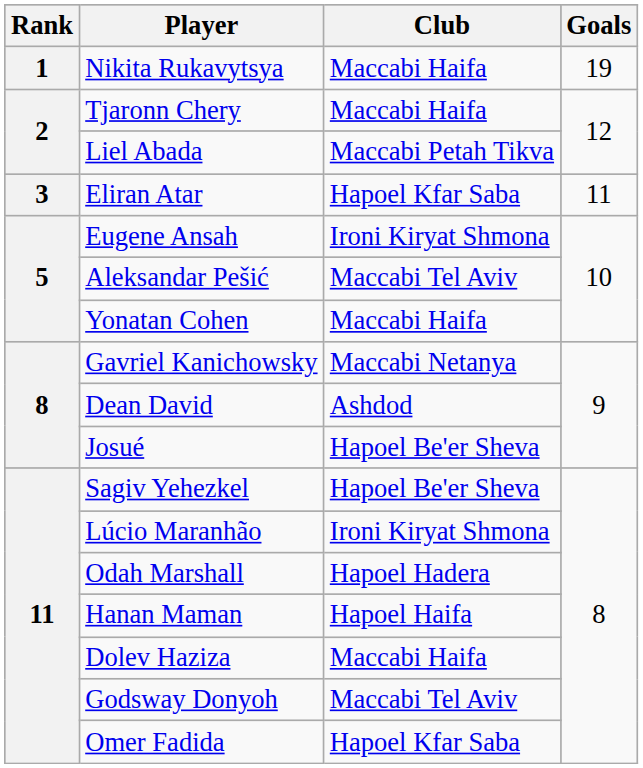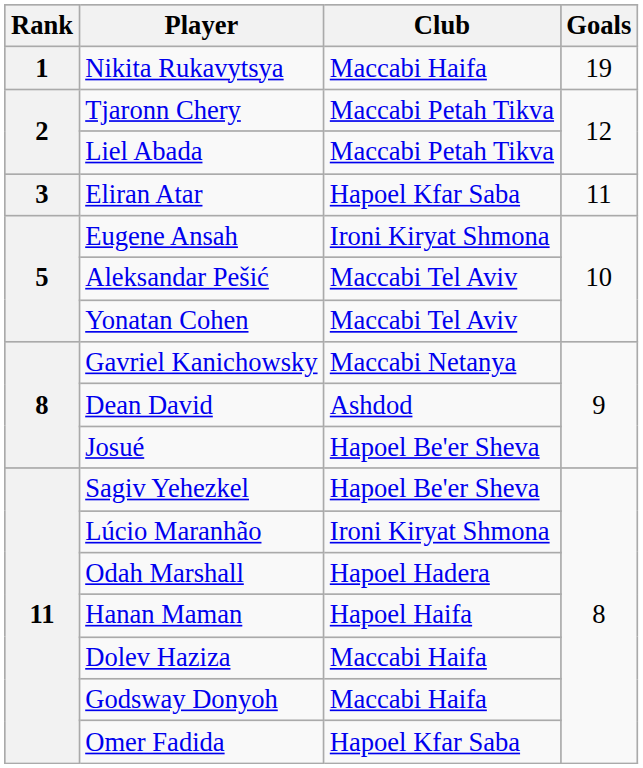(408, 109) Maccabi Haifa -> (442, 109) Maccabi Petah Tikva
(408, 320) Maccabi Haifa -> (424, 320) Maccabi Tel Aviv
(424, 699) Maccabi Tel Aviv -> (408, 699) Maccabi Haifa
